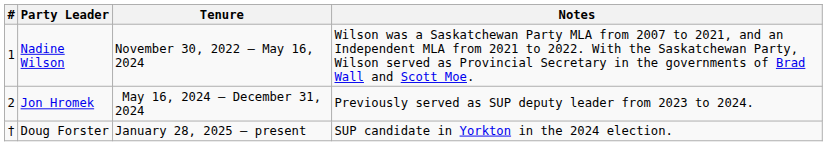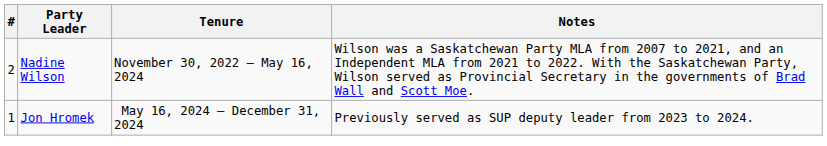(11, 55) 1 -> (11, 70) 2
(11, 104) 2 -> (11, 118) 1
- row: (65, 131)
